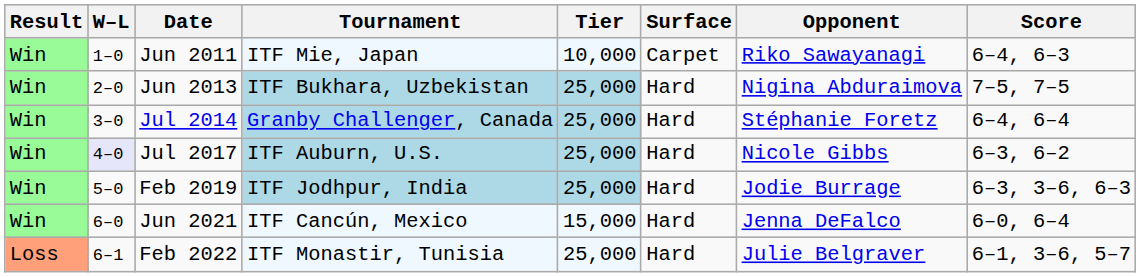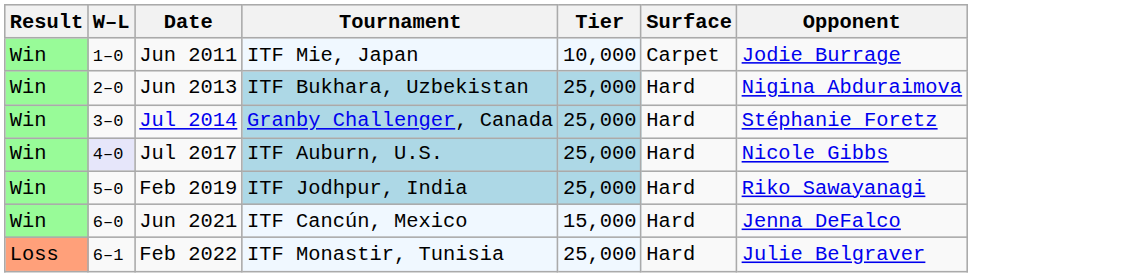- column: (1051, 21)
(833, 55) Riko Sawayanagi -> (821, 55) Jodie Burrage
(821, 188) Jodie Burrage -> (833, 188) Riko Sawayanagi
